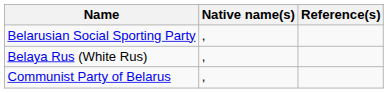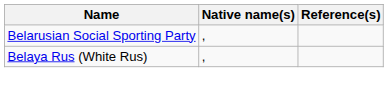- row: (89, 77)
